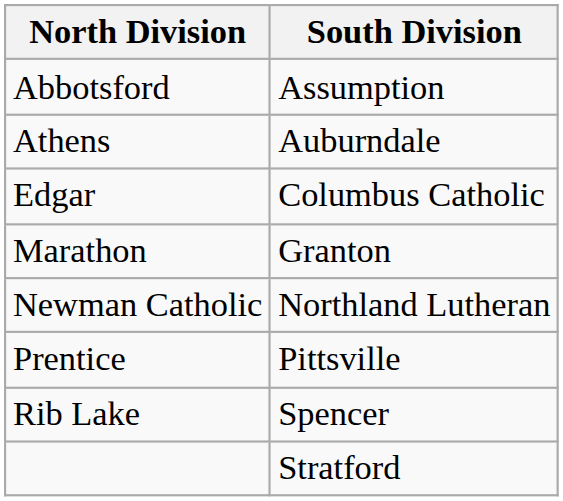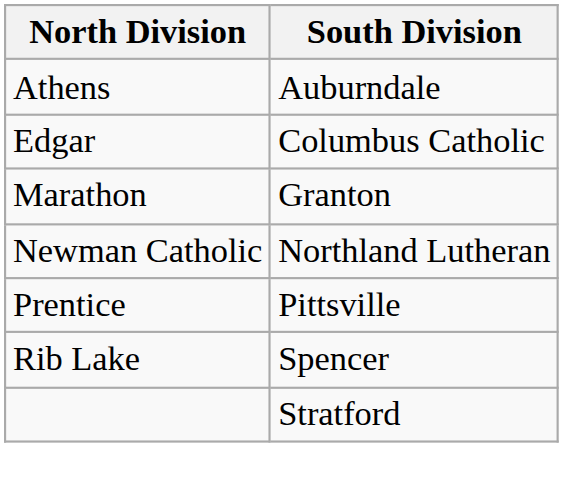- row: (91, 86)
